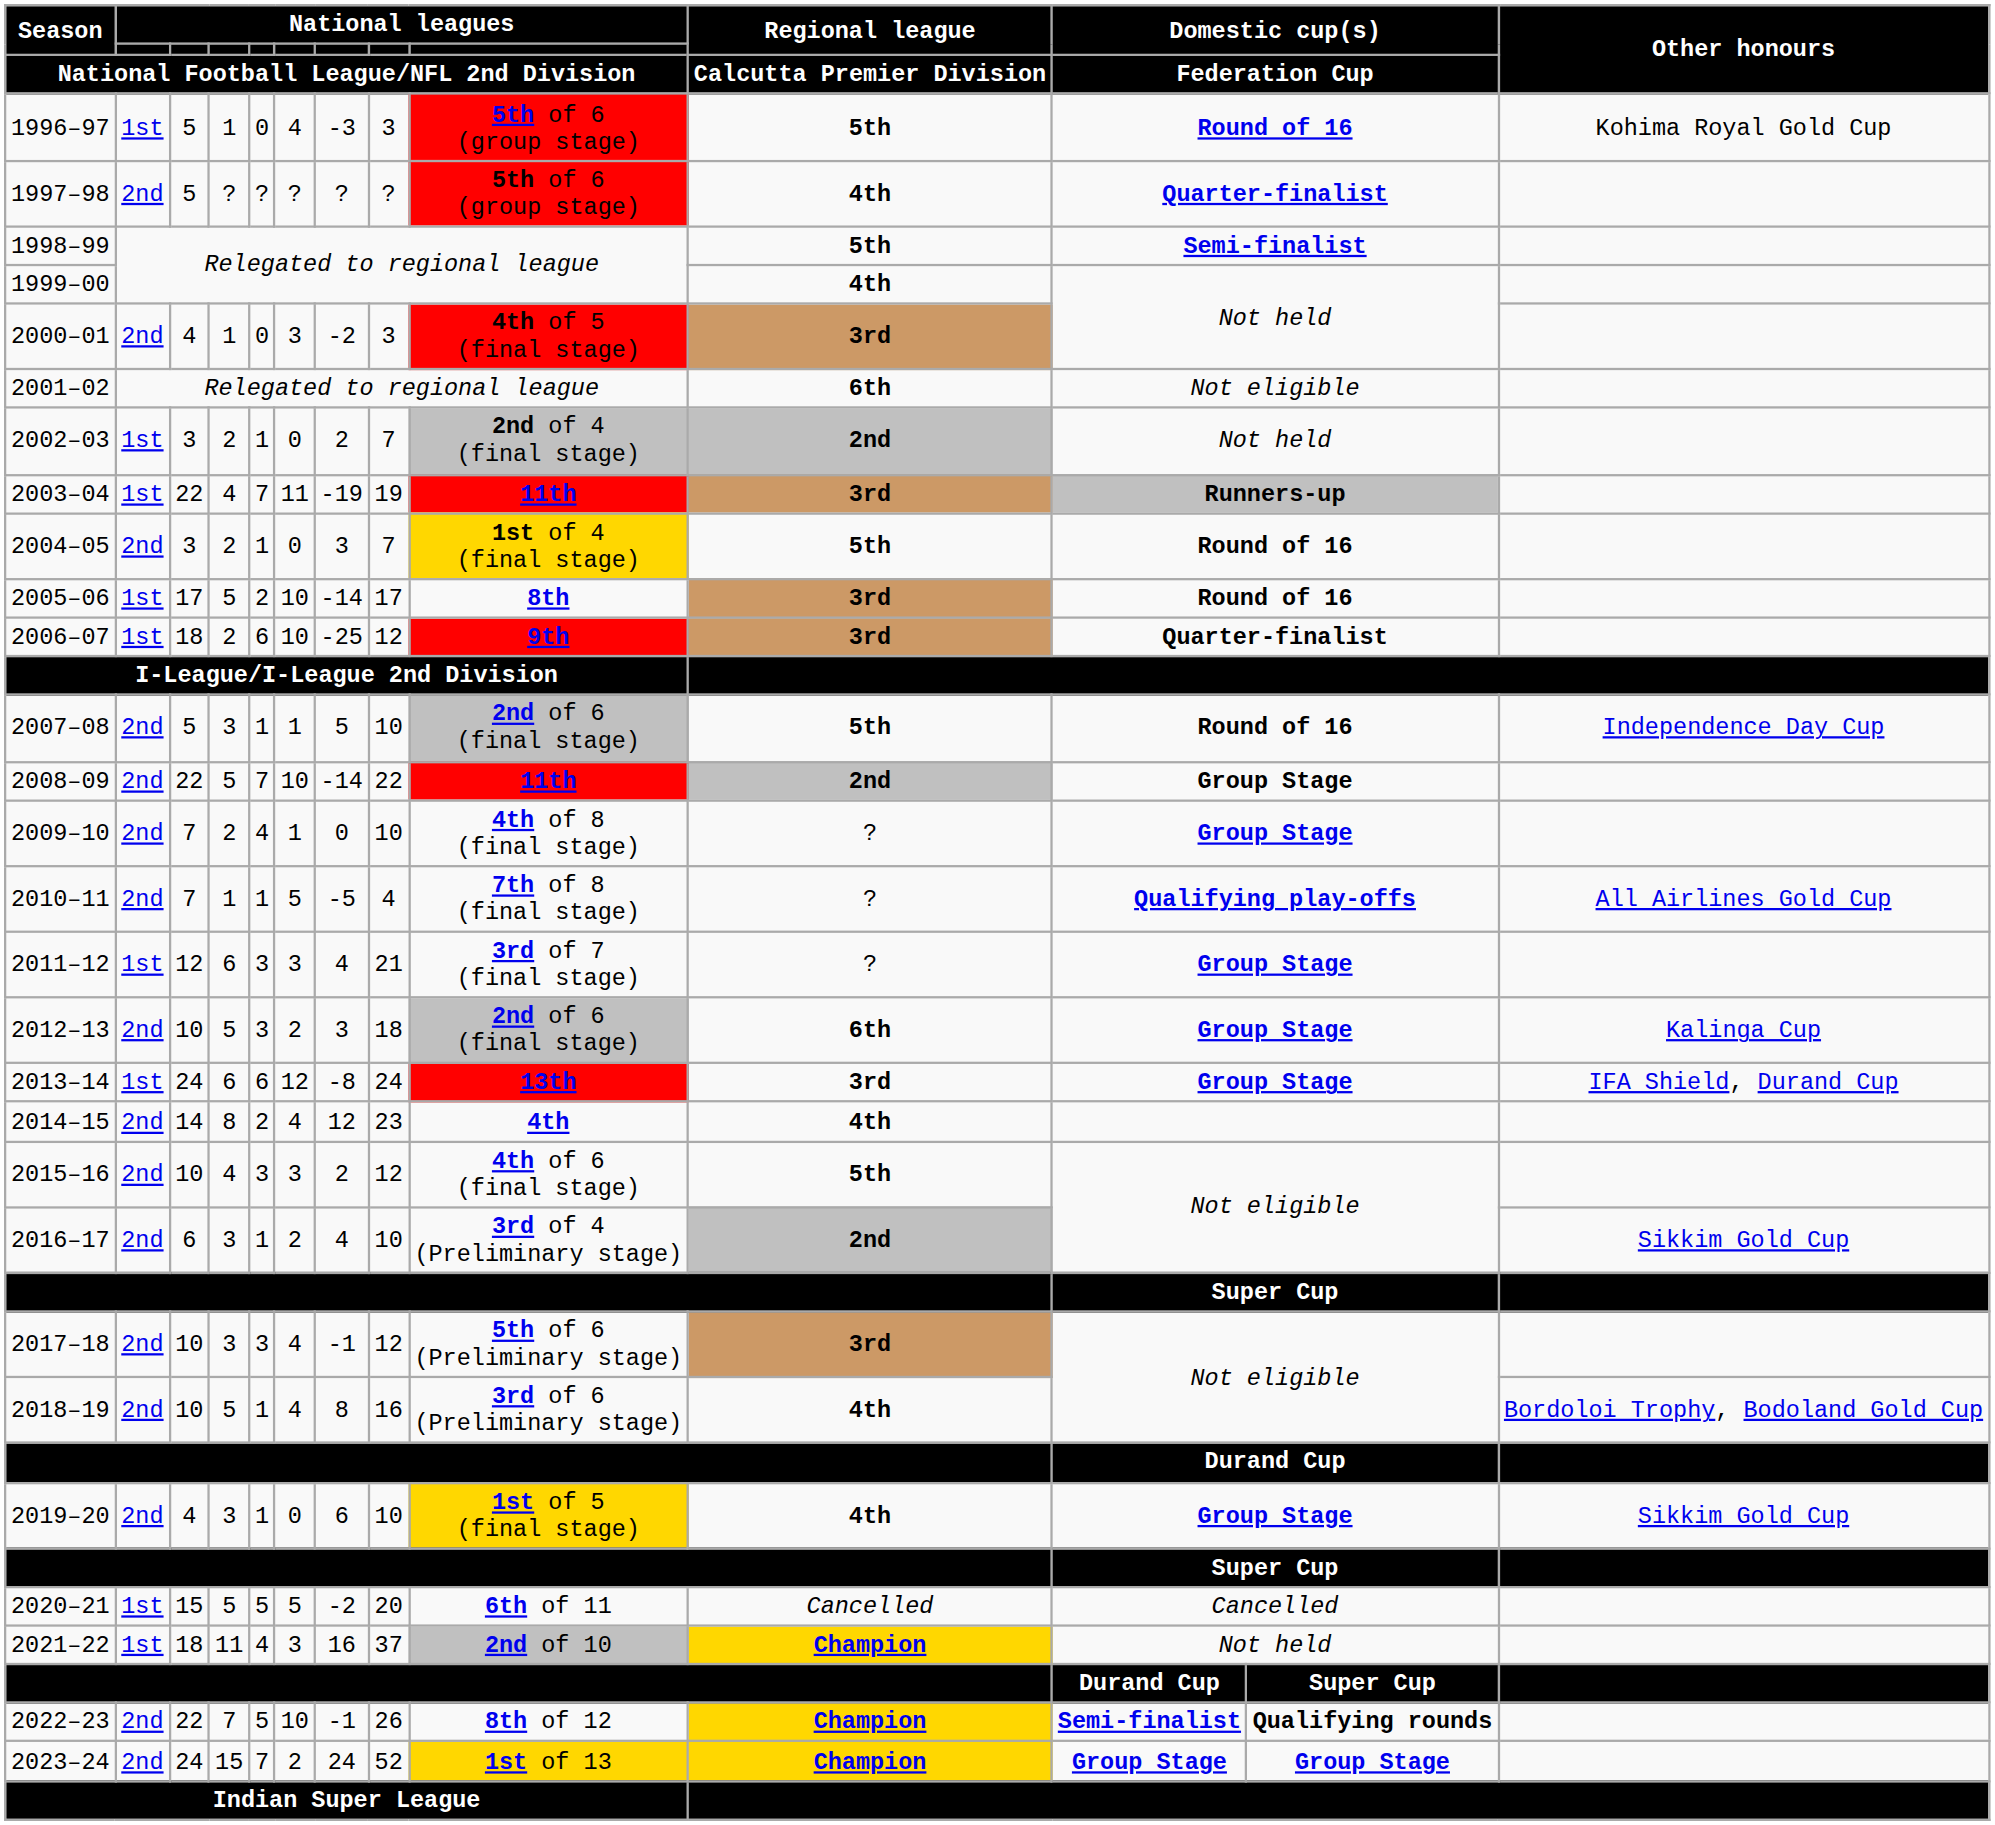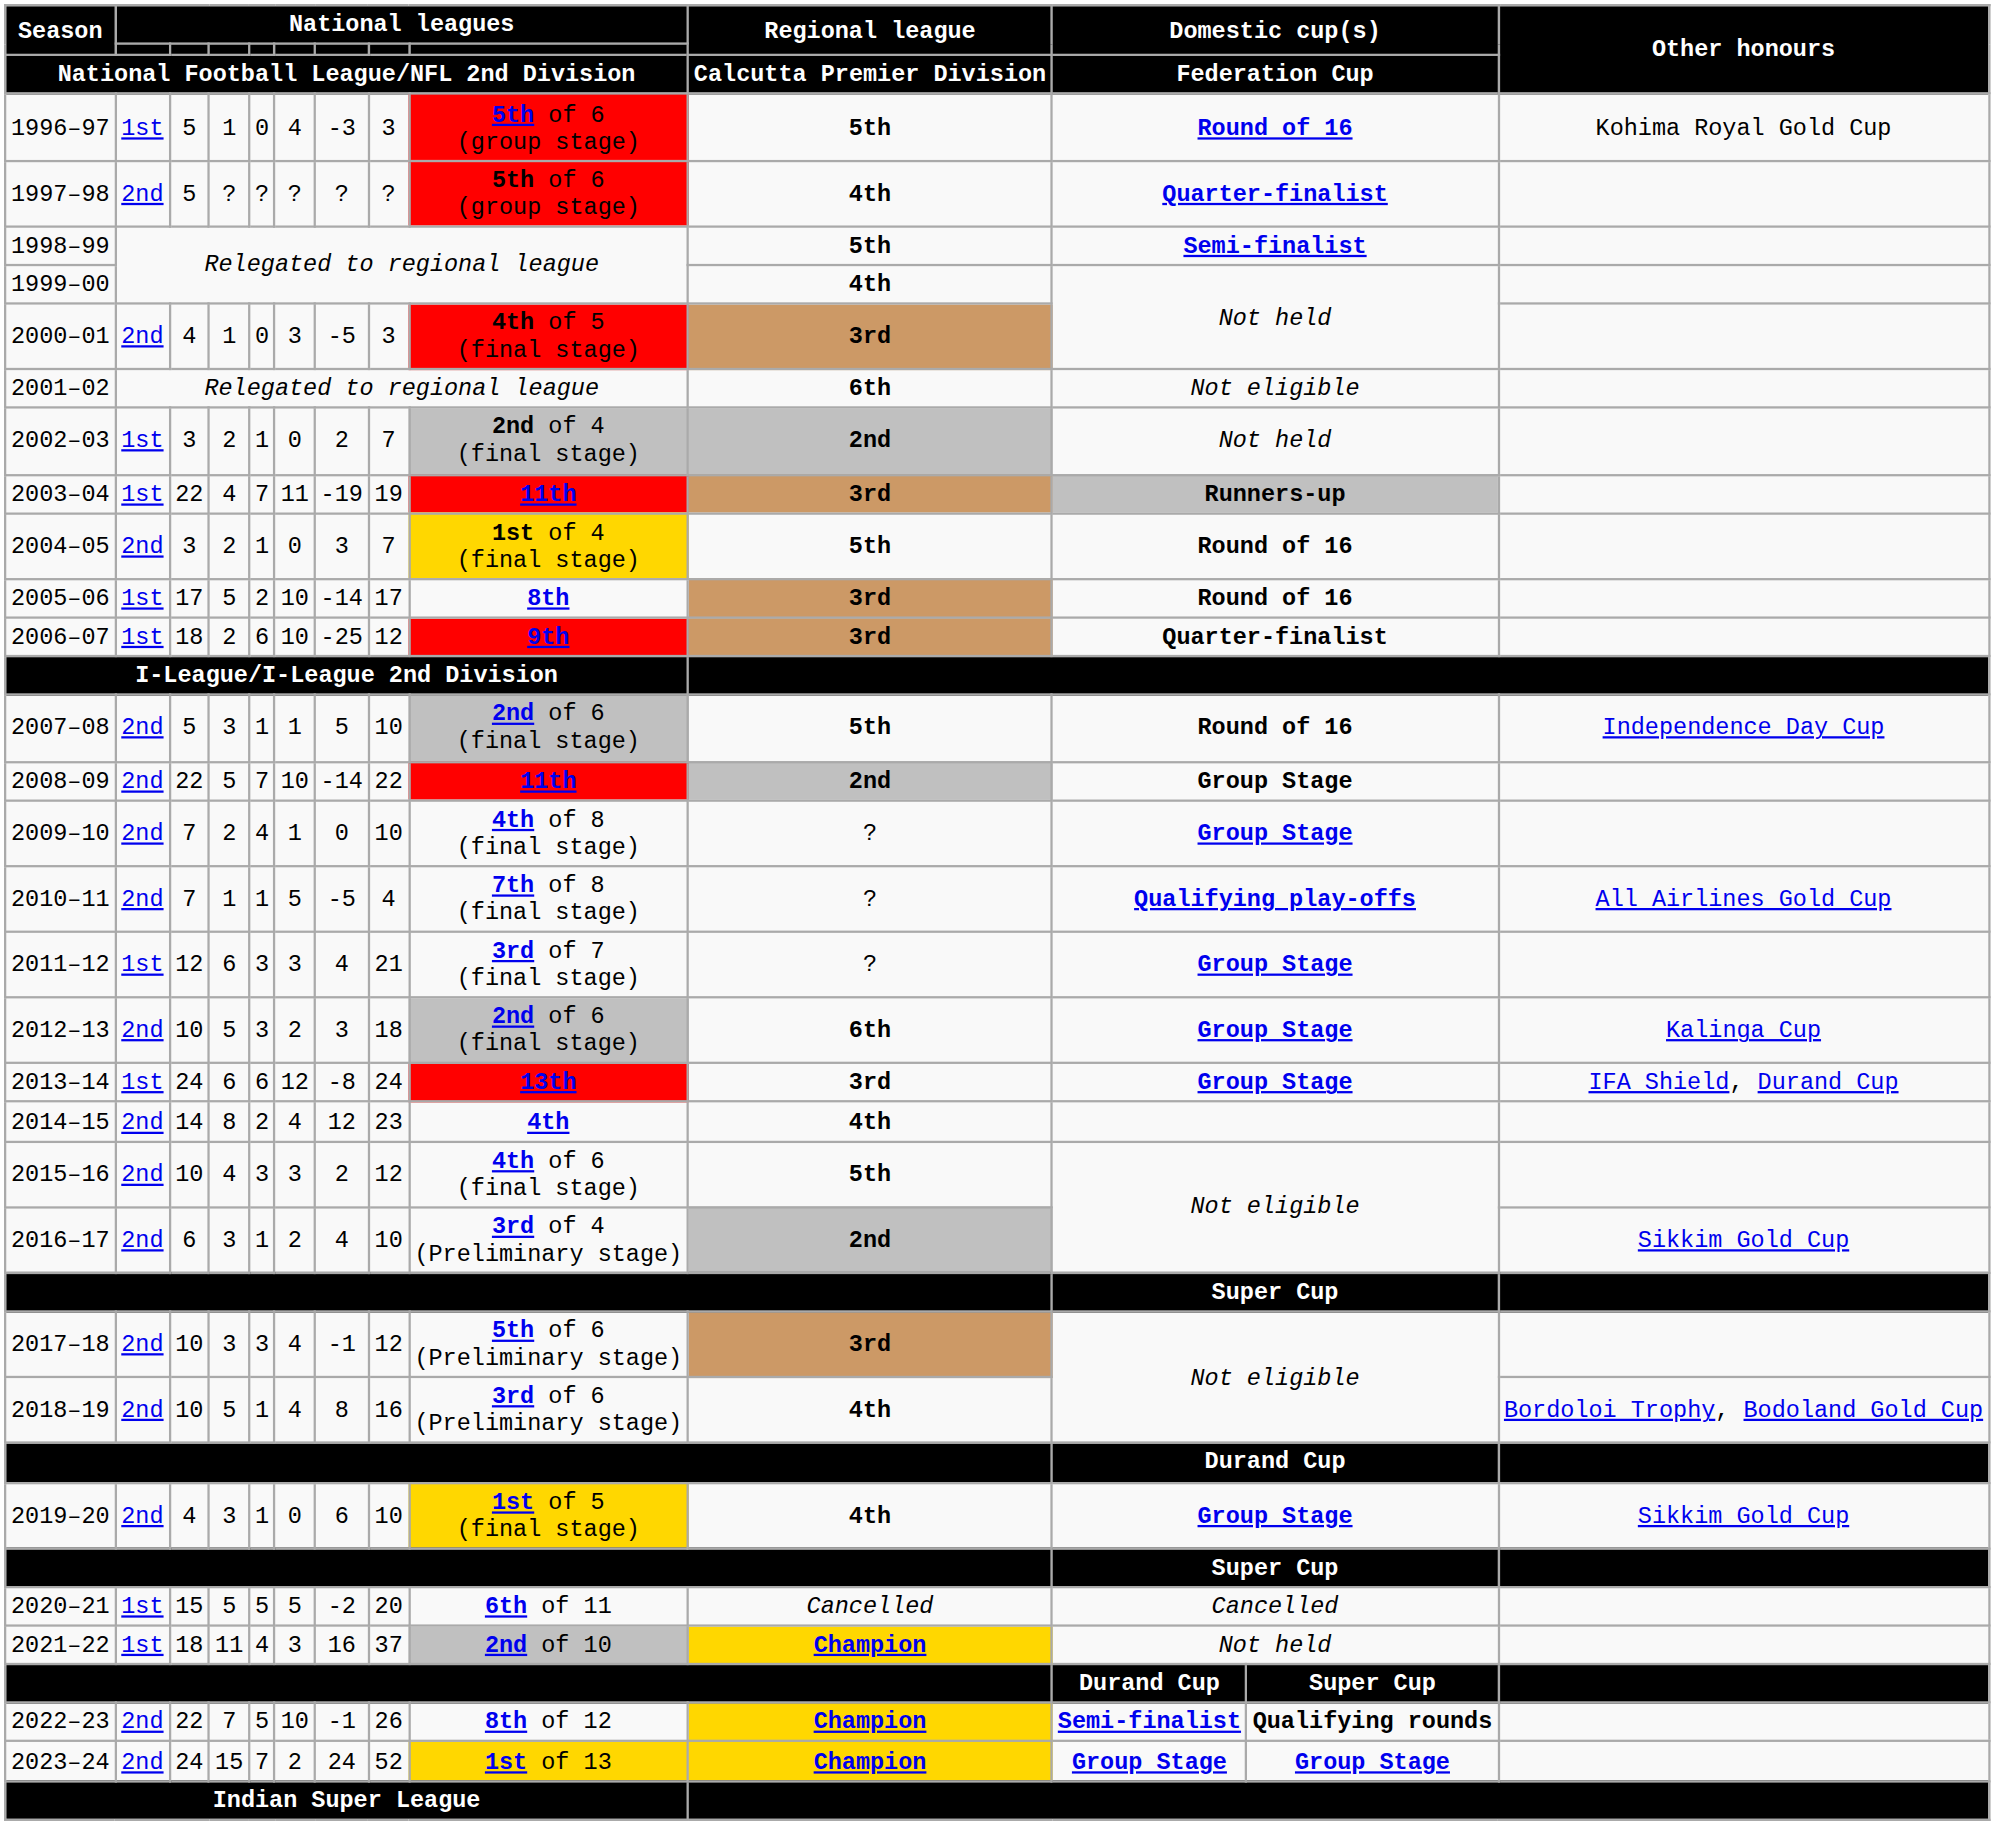(342, 337) -2 -> (342, 337) -5
